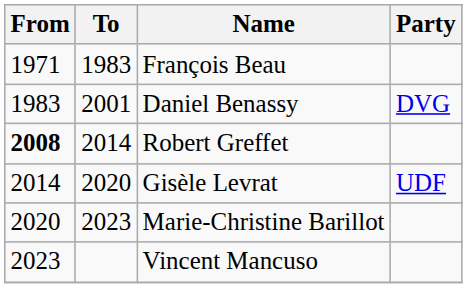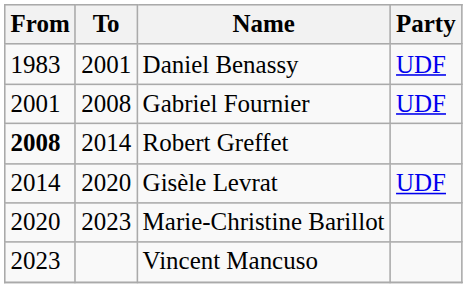- row: (214, 63)
(423, 103) DVG -> (421, 63) UDF
+ row: (226, 103)
